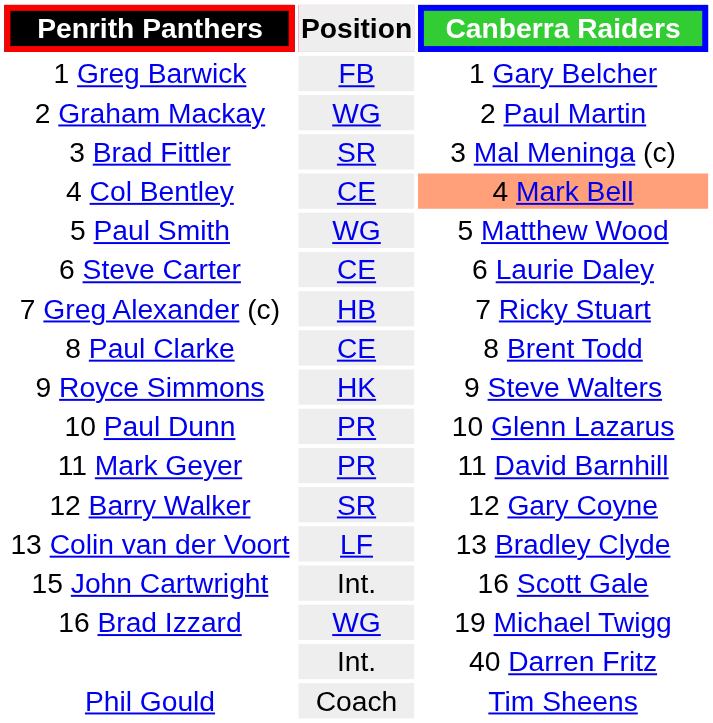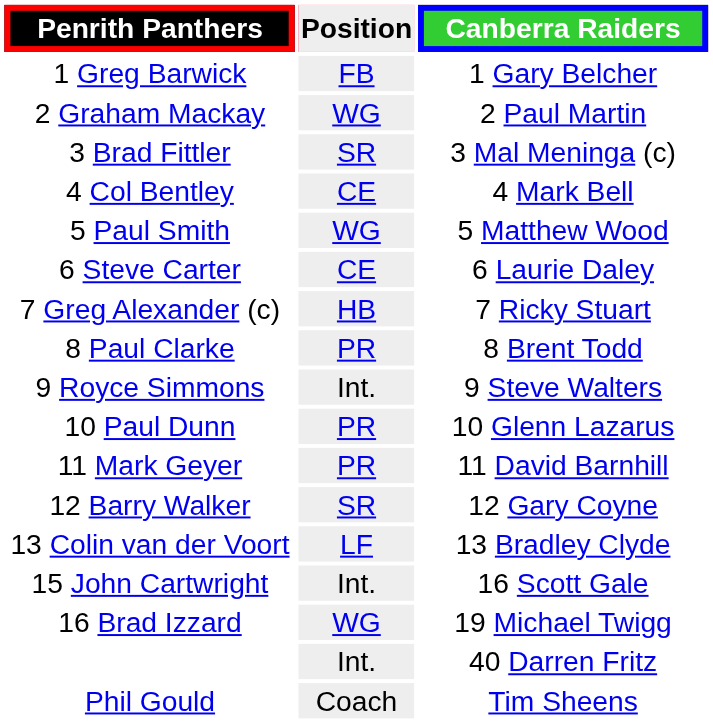(563, 191) lightsalmon background -> (563, 191) no background
(357, 348) CE -> (357, 348) PR
(357, 387) HK -> (357, 387) Int.
